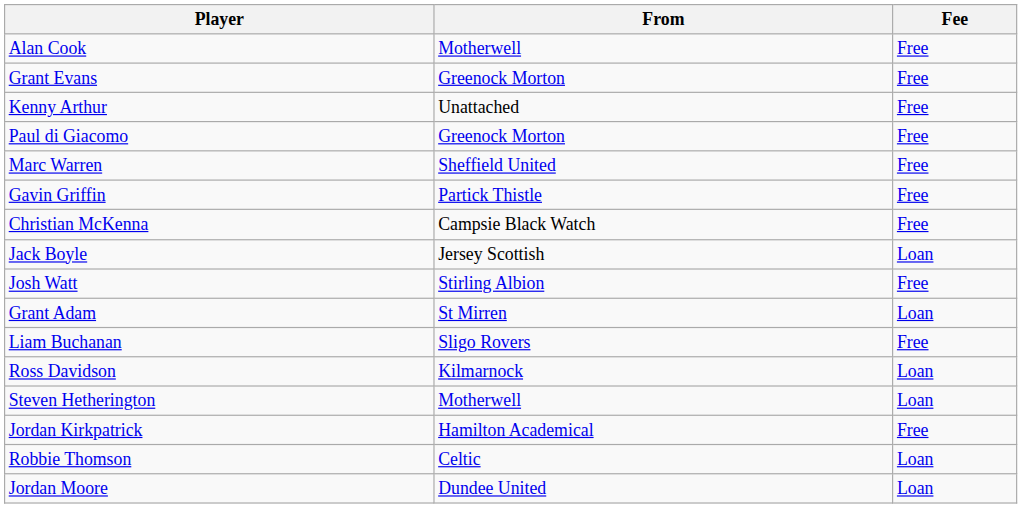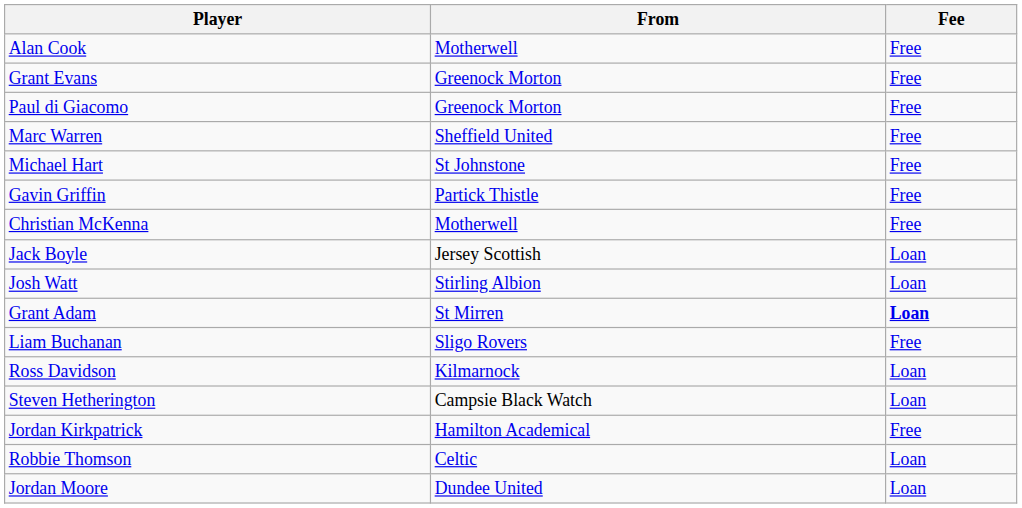- row: (58, 107)
+ row: (56, 165)
(517, 224) Campsie Black Watch -> (476, 224) Motherwell
(913, 283) Free -> (908, 283) Loan
(915, 312) normal -> (909, 312) bold
(480, 400) Motherwell -> (513, 400) Campsie Black Watch
